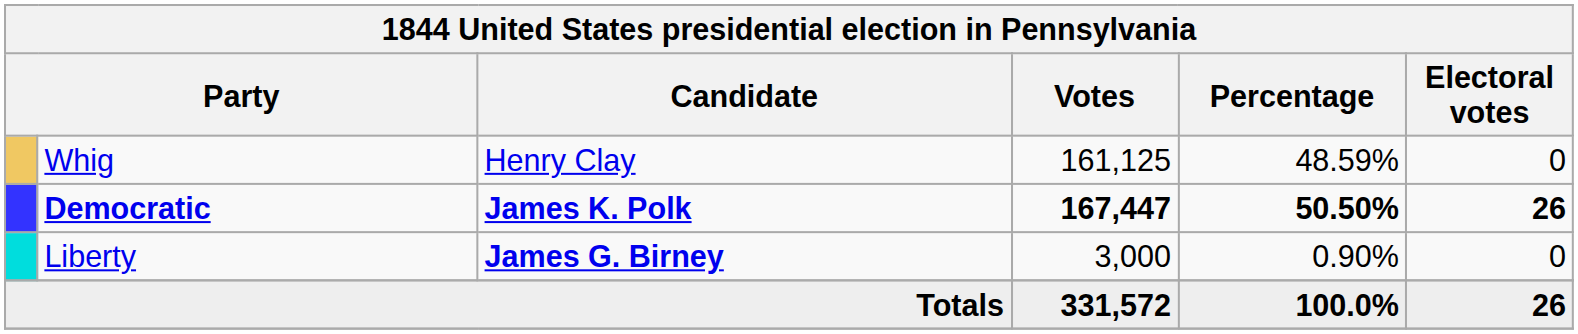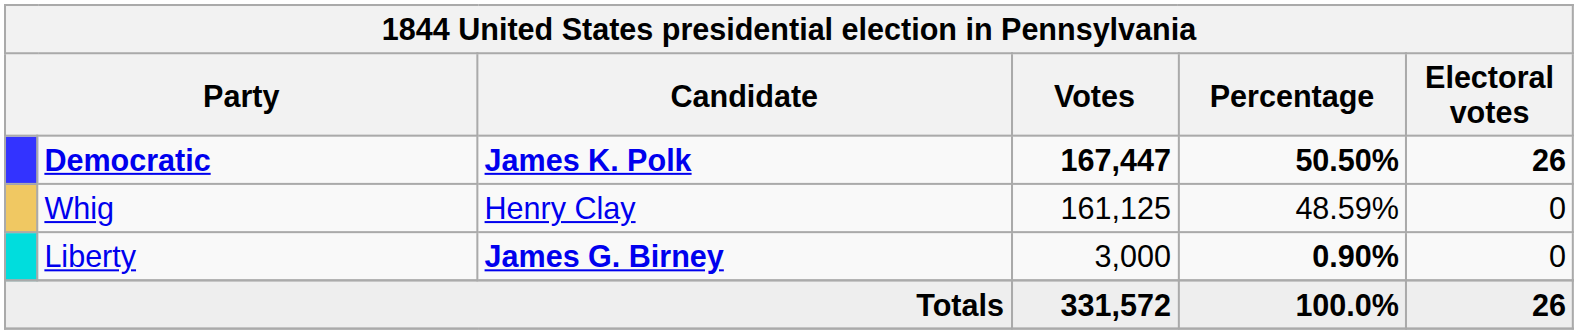rows swapped: (128, 209) <-> (79, 160)
(1356, 257) normal -> (1356, 257) bold
